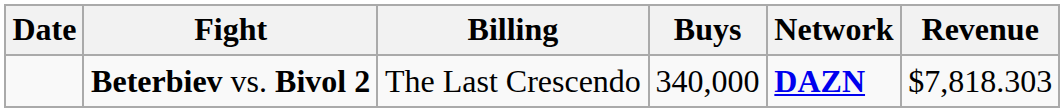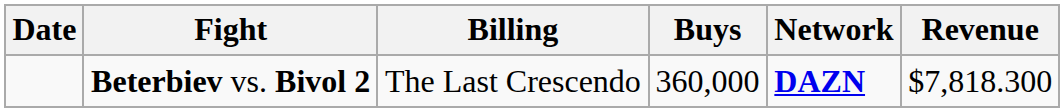(708, 80) 340,000 -> (708, 80) 360,000
(980, 80) $7,818.303 -> (980, 80) $7,818.300
